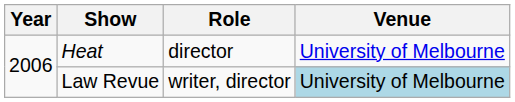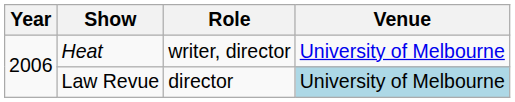(201, 50) director -> (229, 50) writer, director
(229, 81) writer, director -> (201, 81) director
